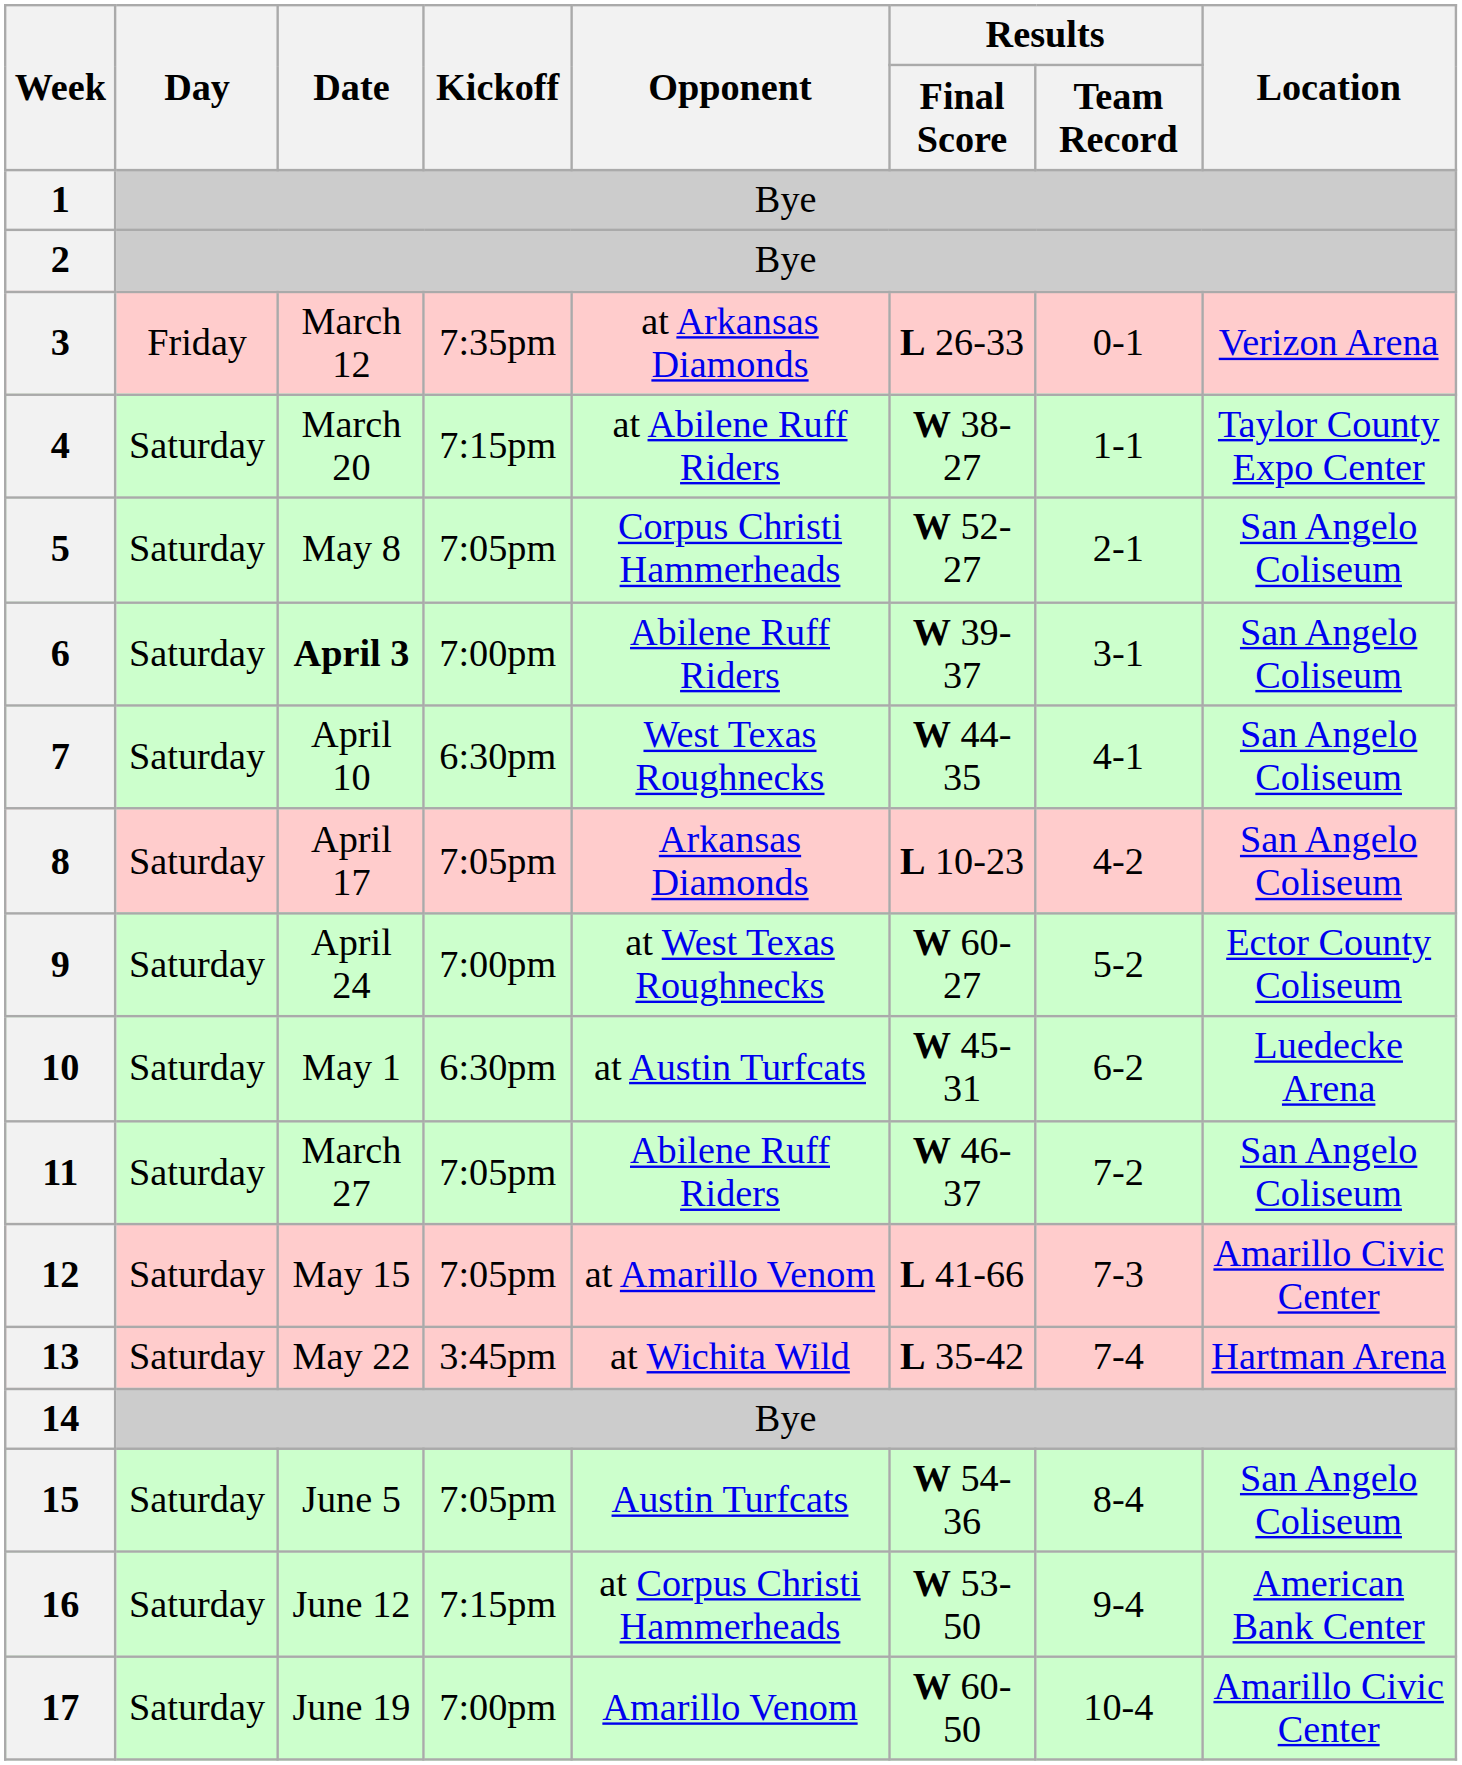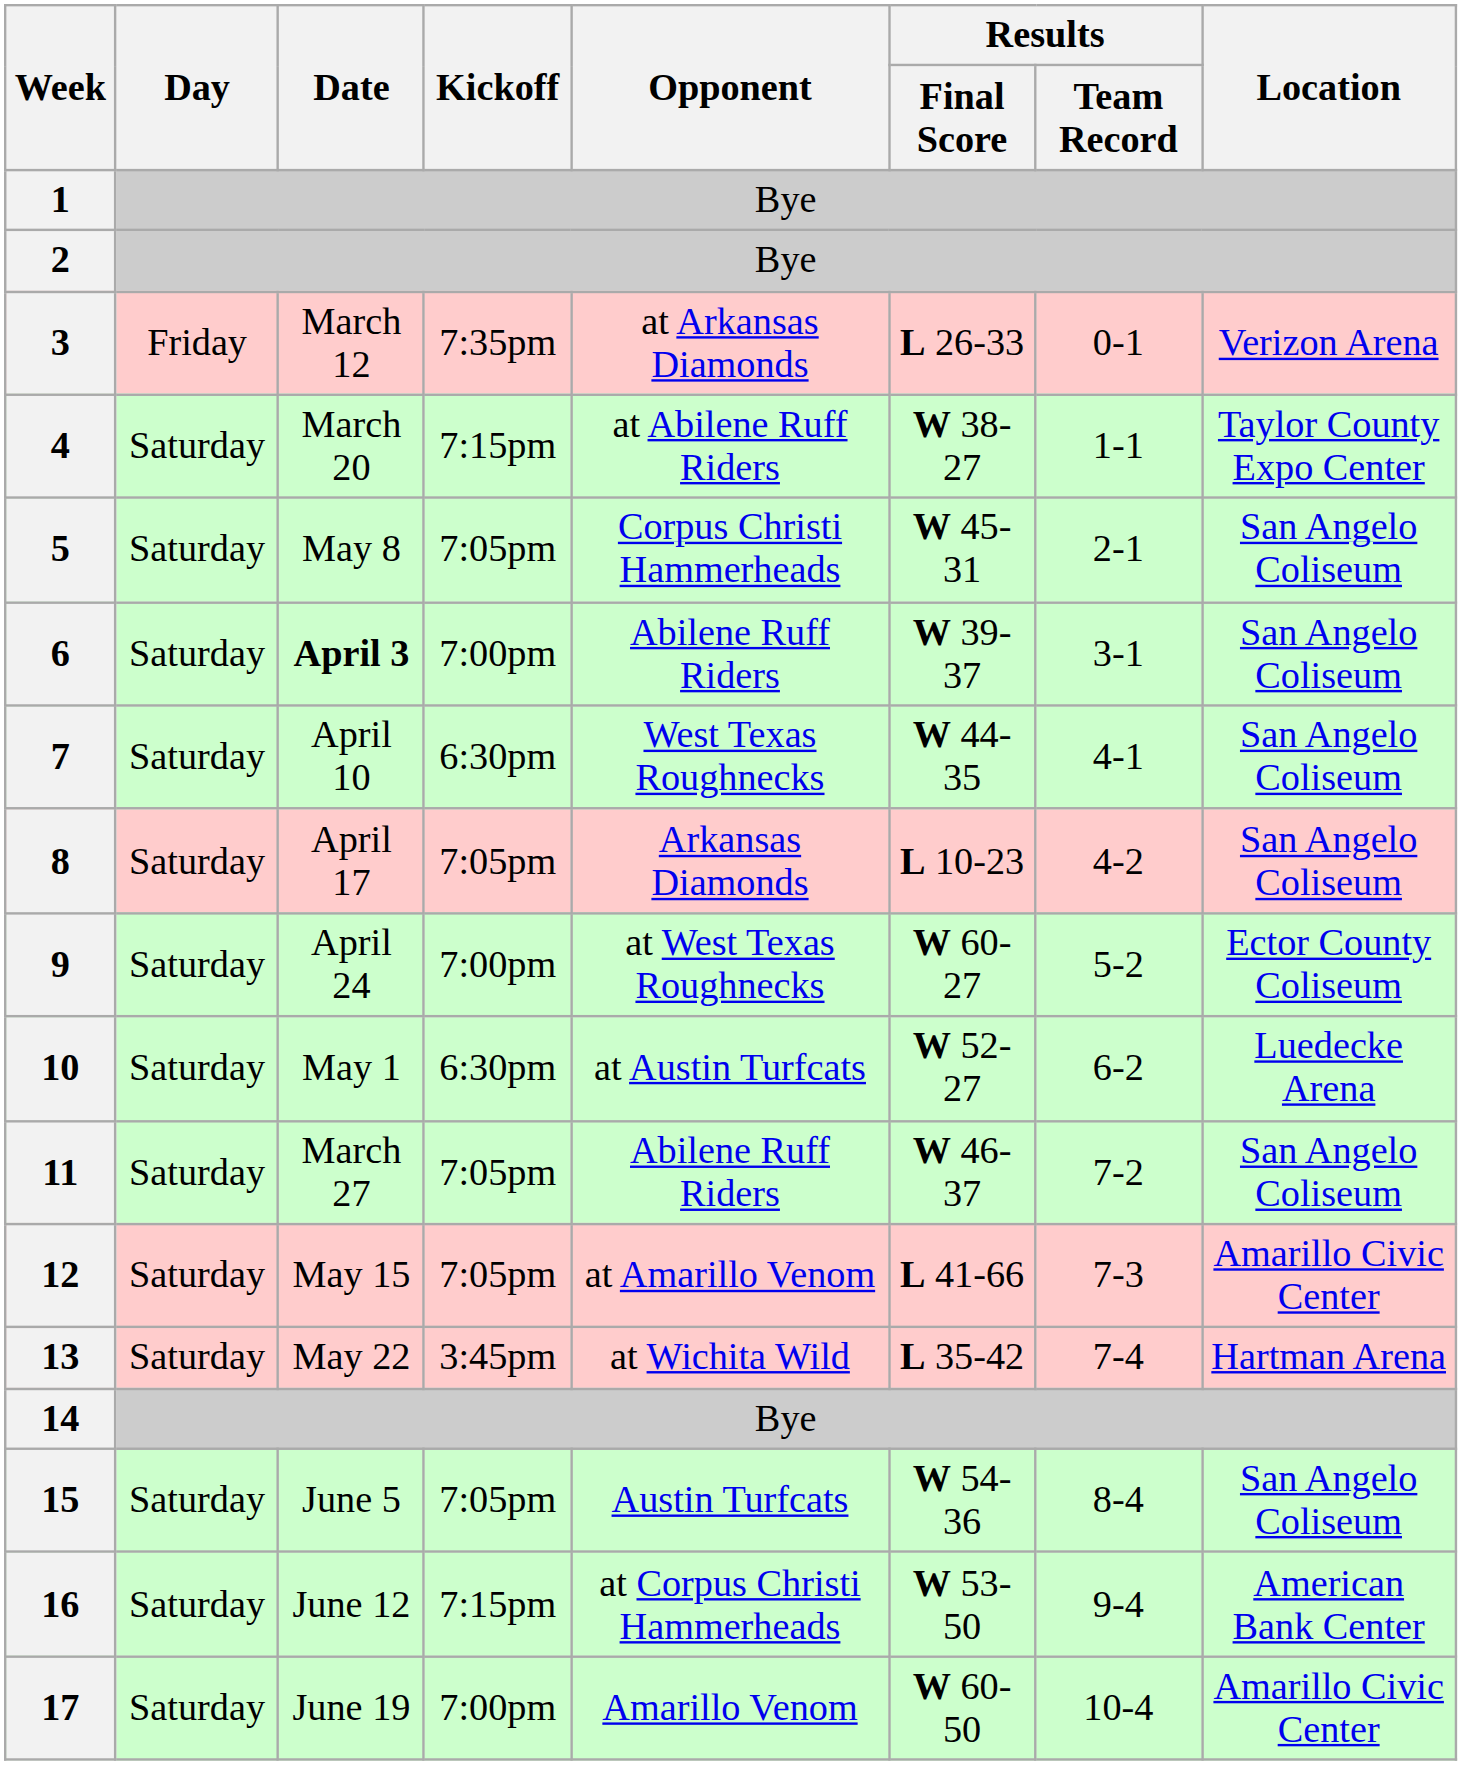(962, 549) W 52-27 -> (962, 549) W 45-31
(962, 1067) W 45-31 -> (962, 1067) W 52-27
